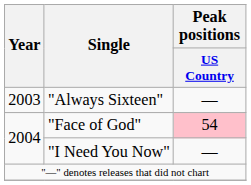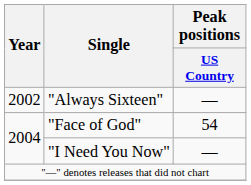(24, 99) 2003 -> (24, 99) 2002
(210, 125) pink background -> (210, 125) no background
